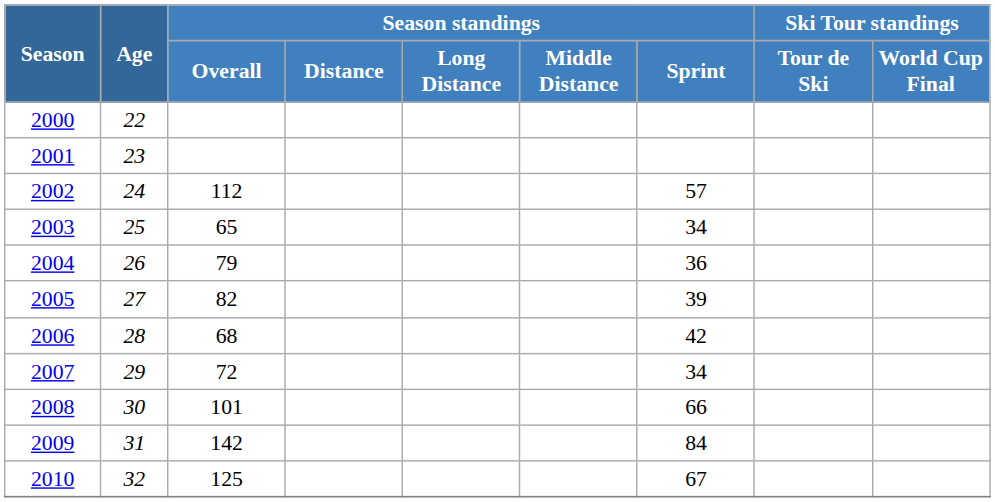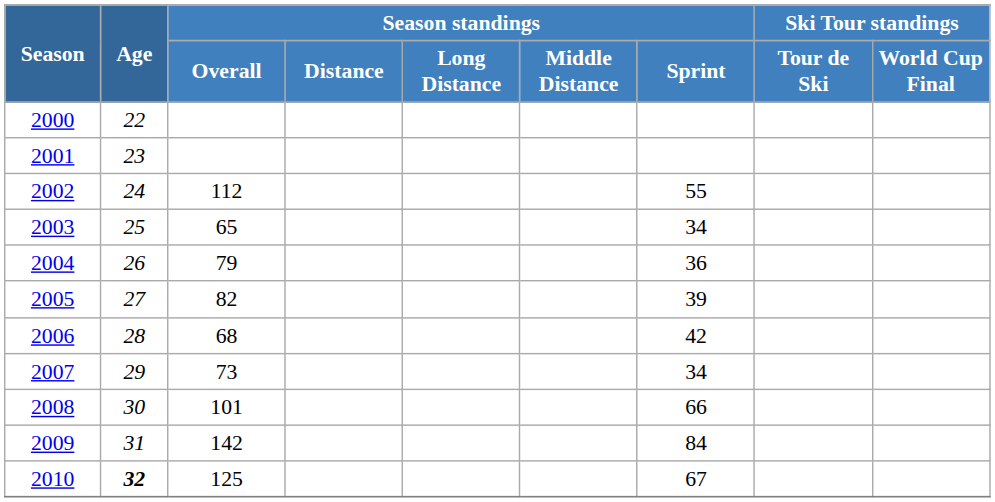(696, 191) 57 -> (696, 191) 55
(227, 370) 72 -> (227, 370) 73
(134, 478) normal -> (134, 478) bold
